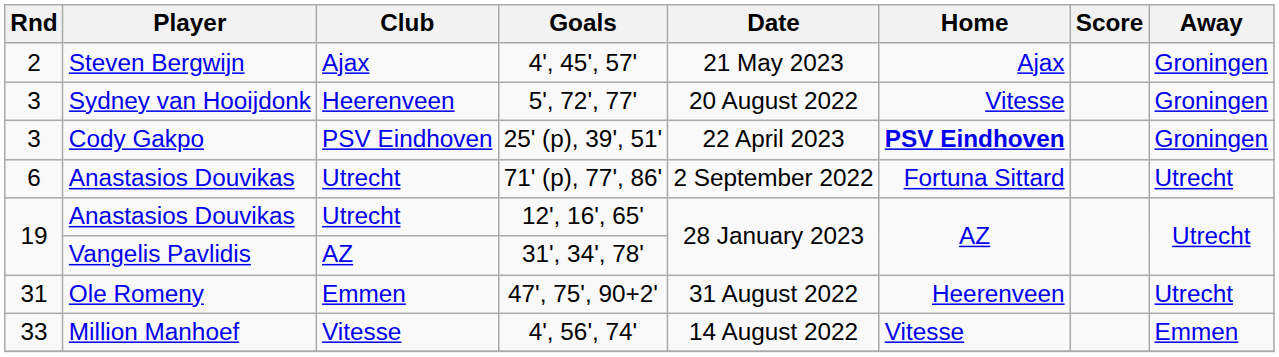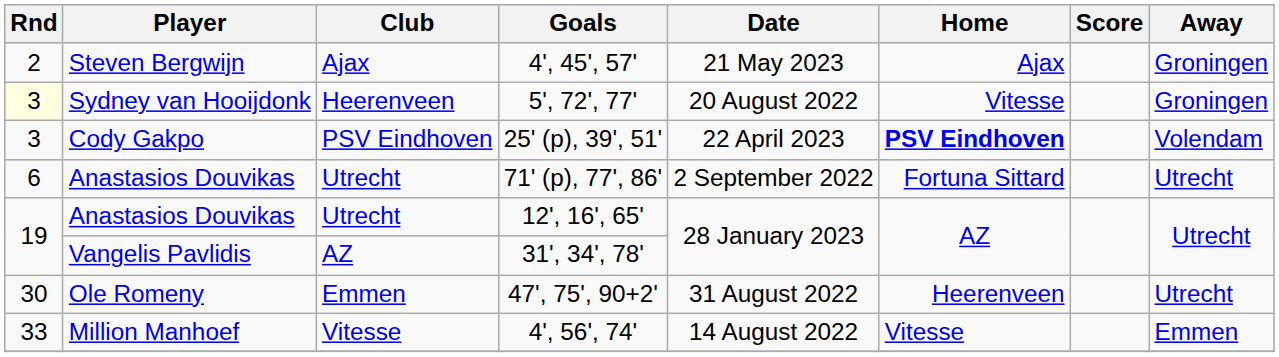(34, 100) no background -> (34, 100) lightyellow background
(1211, 139) Groningen -> (1209, 139) Volendam
(34, 293) 31 -> (34, 293) 30
